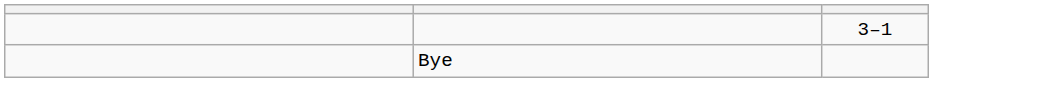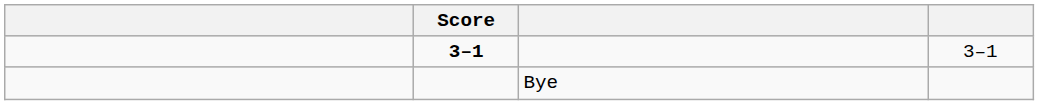+ column: (466, 20)
